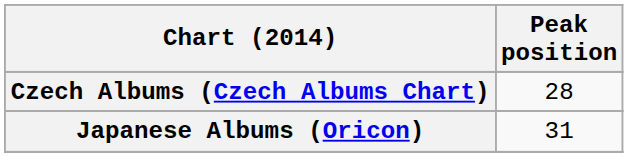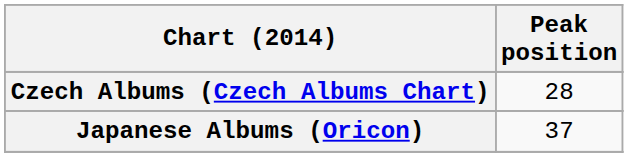(559, 131) 31 -> (559, 131) 37
